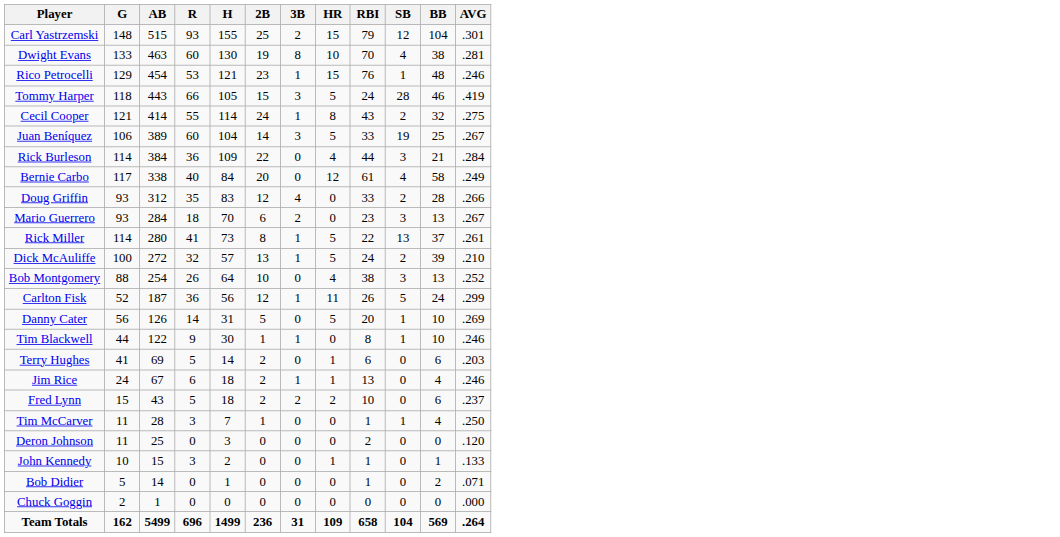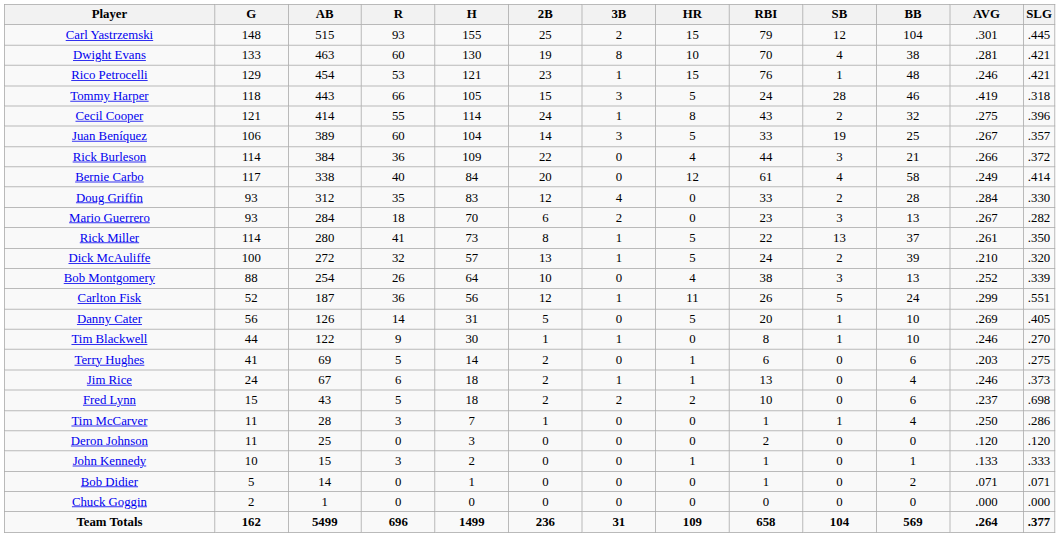+ column: (1039, 14)
(473, 156) .284 -> (986, 156) .266
(473, 197) .266 -> (986, 197) .284
